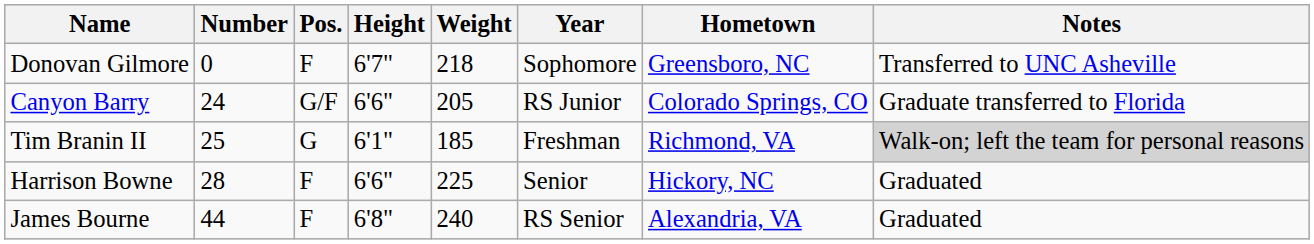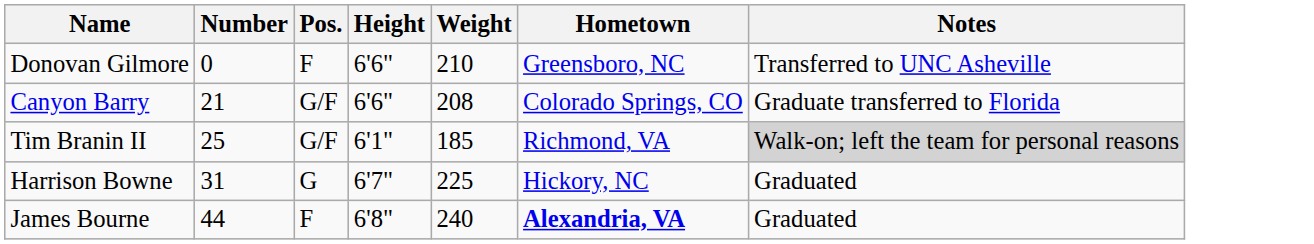- column: (580, 24)
(373, 63) 6'7" -> (373, 63) 6'6"
(455, 63) 218 -> (455, 63) 210
(213, 102) 24 -> (213, 102) 21
(455, 102) 205 -> (455, 102) 208
(308, 141) G -> (319, 141) G/F
(213, 180) 28 -> (213, 180) 31
(306, 180) F -> (308, 180) G
(373, 180) 6'6" -> (373, 180) 6'7"
(725, 219) normal -> (604, 219) bold
